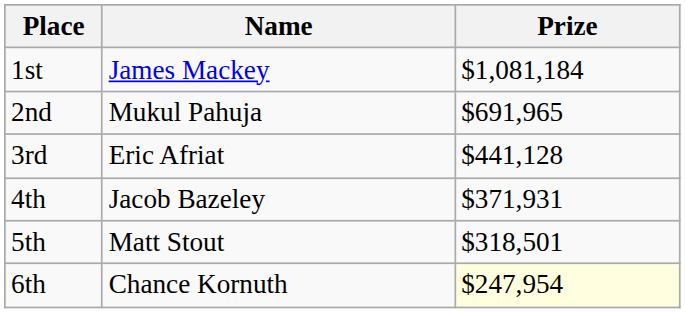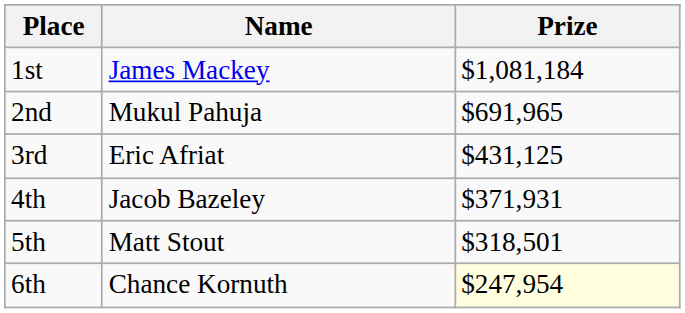(512, 155) $441,128 -> (512, 155) $431,125
